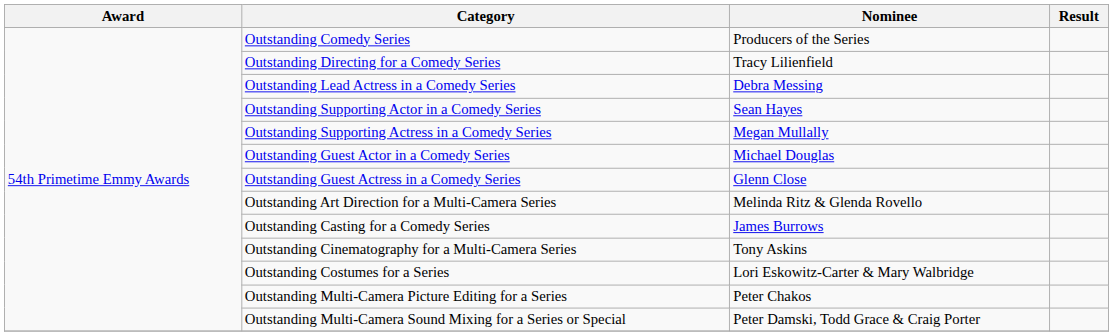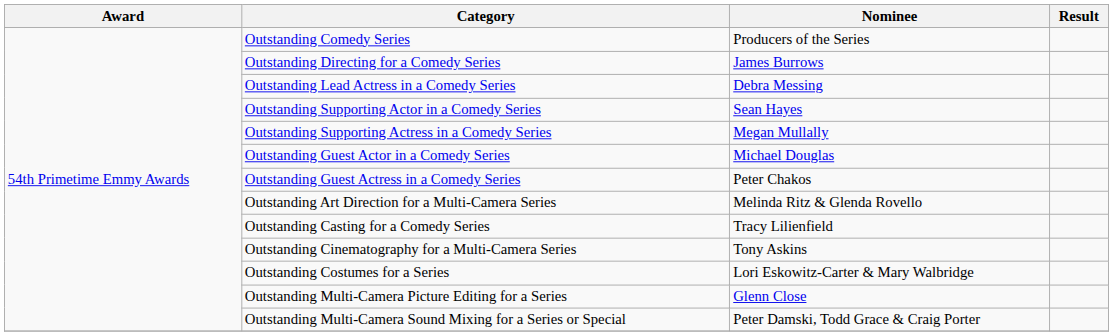(783, 62) Tracy Lilienfield -> (778, 62) James Burrows
(770, 179) Glenn Close -> (772, 179) Peter Chakos
(778, 226) James Burrows -> (783, 226) Tracy Lilienfield
(772, 296) Peter Chakos -> (770, 296) Glenn Close
